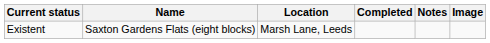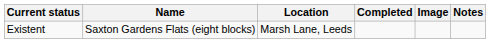columns swapped: (468, 13) <-> (432, 13)
